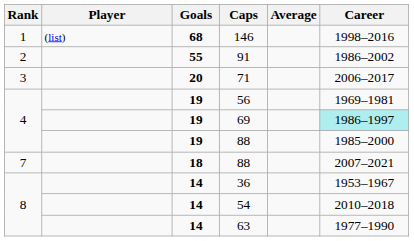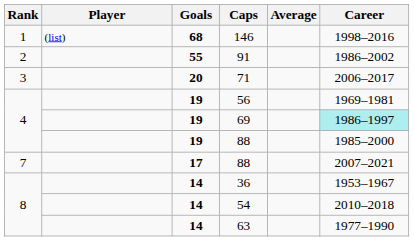(196, 162) 18 -> (196, 162) 17
